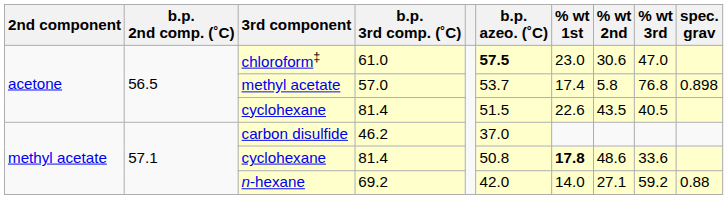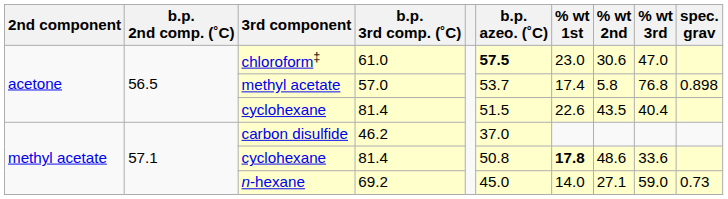(653, 110) 40.5 -> (653, 110) 40.4
(494, 182) 42.0 -> (494, 182) 45.0
(653, 182) 59.2 -> (653, 182) 59.0
(695, 182) 0.88 -> (695, 182) 0.73
